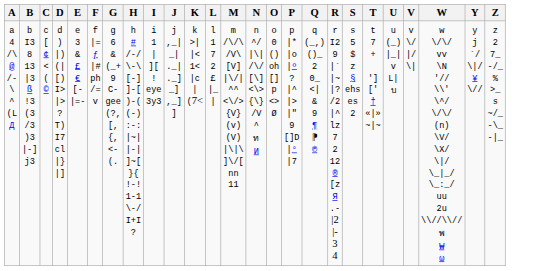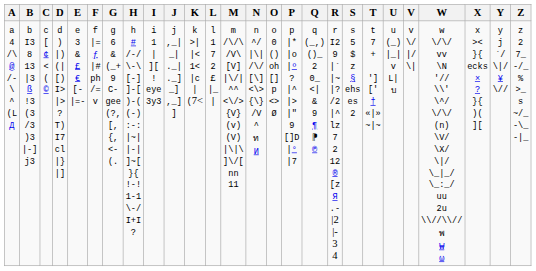+ column: (477, 12)
